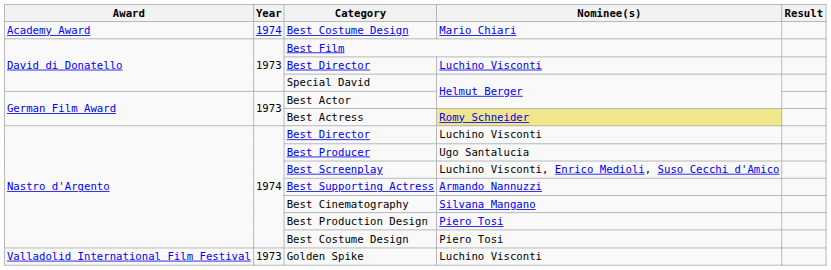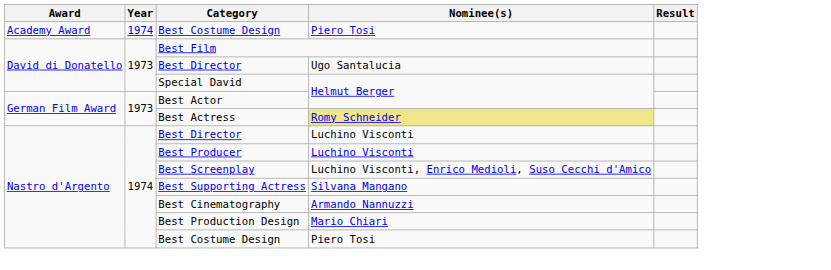(478, 30) Mario Chiari -> (343, 30) Piero Tosi
(491, 65) Luchino Visconti -> (356, 65) Ugo Santalucia
(484, 152) Ugo Santalucia -> (362, 152) Luchino Visconti
(491, 187) Armando Nannuzzi -> (359, 187) Silvana Mangano
(487, 204) Silvana Mangano -> (362, 204) Armando Nannuzzi
(471, 222) Piero Tosi -> (349, 222) Mario Chiari
- row: (129, 256)
